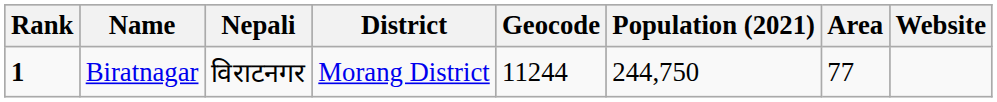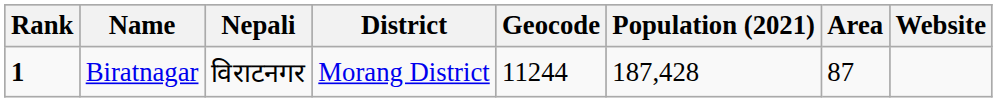(656, 71) 244,750 -> (656, 71) 187,428
(841, 71) 77 -> (841, 71) 87
